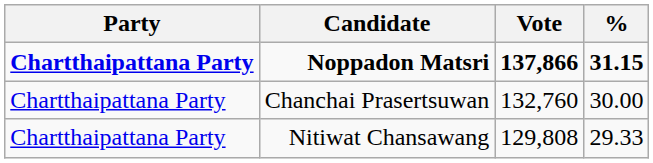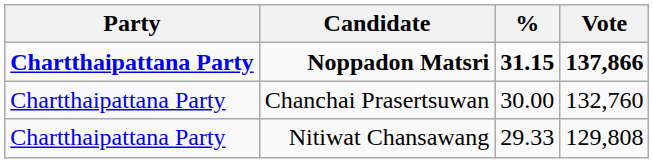columns swapped: (539, 23) <-> (616, 23)
